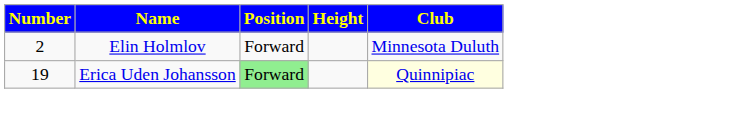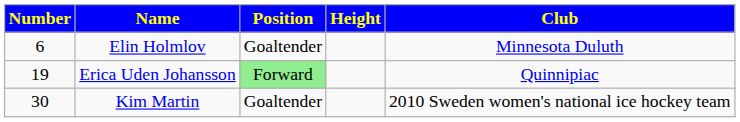(40, 46) 2 -> (40, 46) 6
(274, 46) Forward -> (283, 46) Goaltender
(435, 74) lightyellow background -> (560, 74) no background
+ row: (158, 102)
